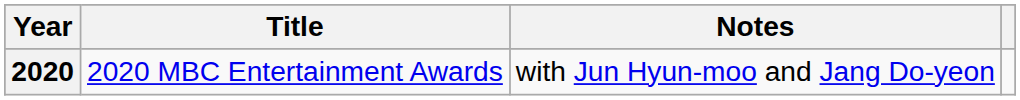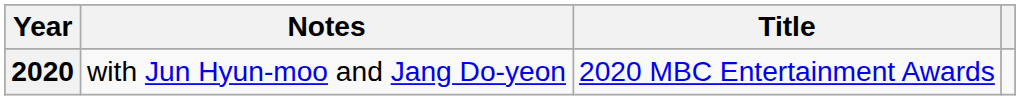columns swapped: (295, 26) <-> (755, 26)
